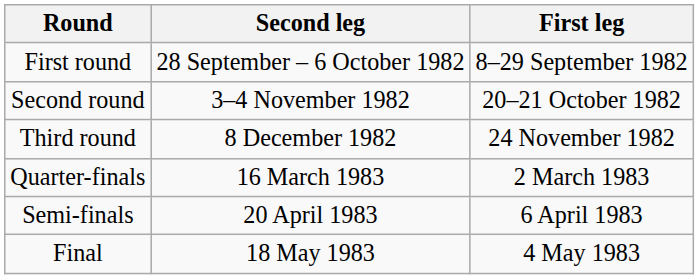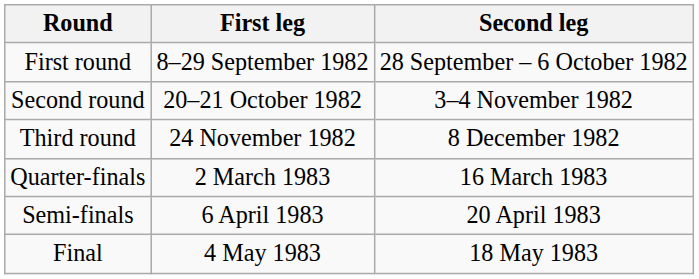columns swapped: (582, 23) <-> (310, 23)
